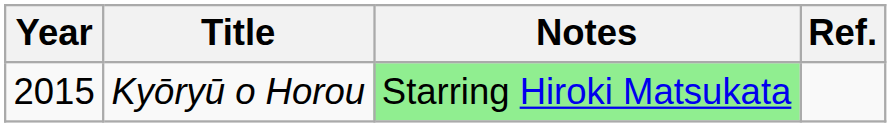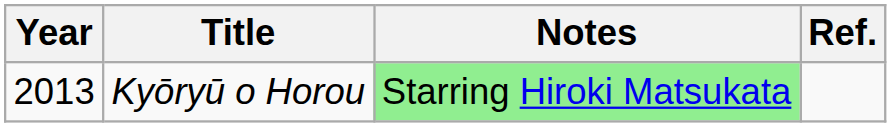(54, 91) 2015 -> (54, 91) 2013
